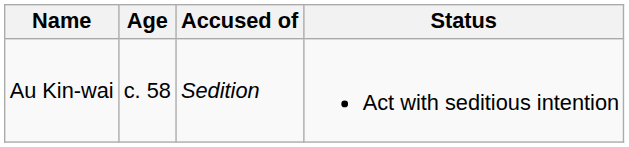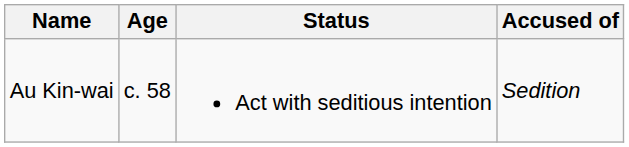columns swapped: (240, 21) <-> (464, 21)
